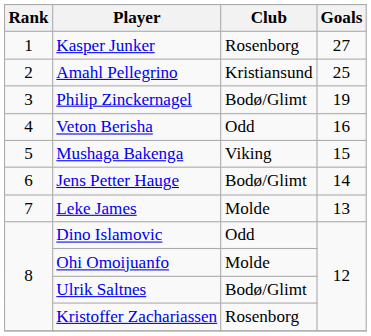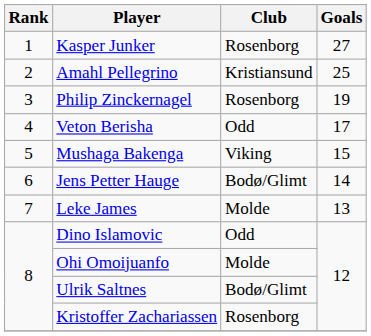(266, 99) Bodø/Glimt -> (262, 99) Rosenborg
(341, 126) 16 -> (341, 126) 17
